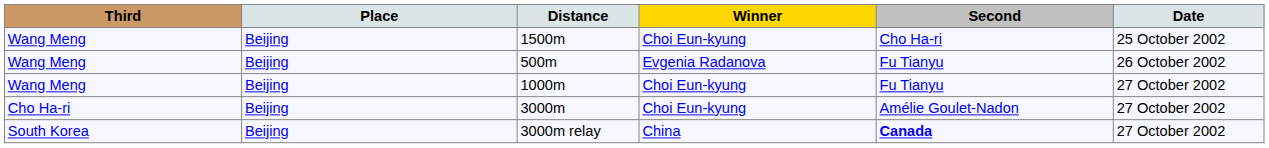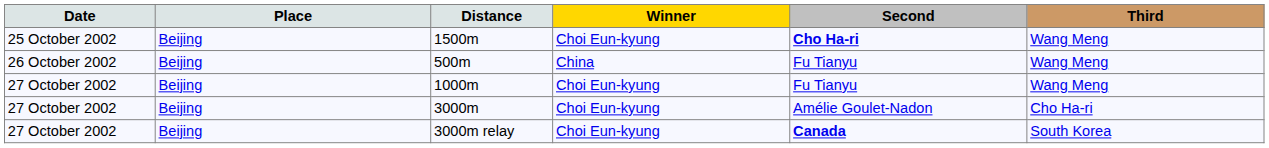columns swapped: (1189, 16) <-> (123, 16)
(911, 39) normal -> (826, 39) bold
(704, 62) Evgenia Radanova -> (575, 62) China
(661, 131) China -> (608, 131) Choi Eun-kyung
